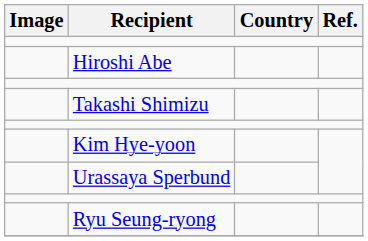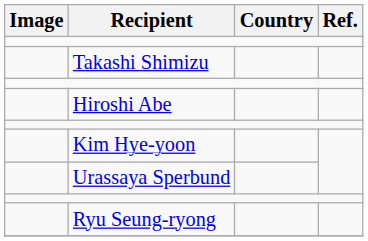rows swapped: (36, 62) <-> (36, 104)
